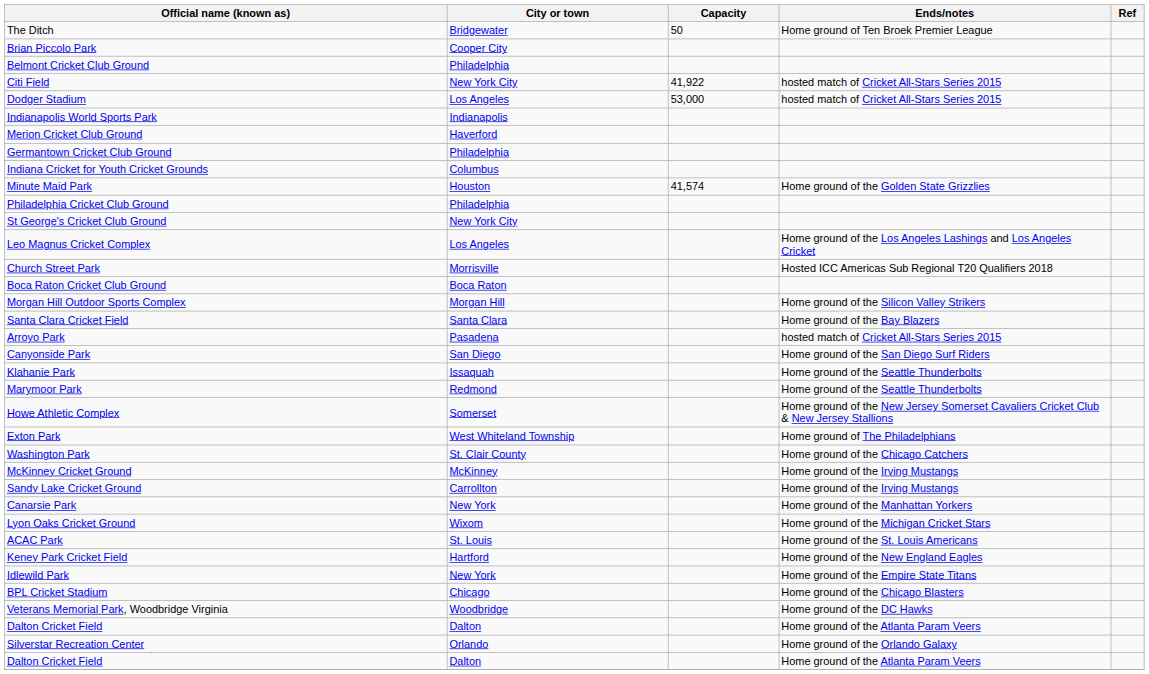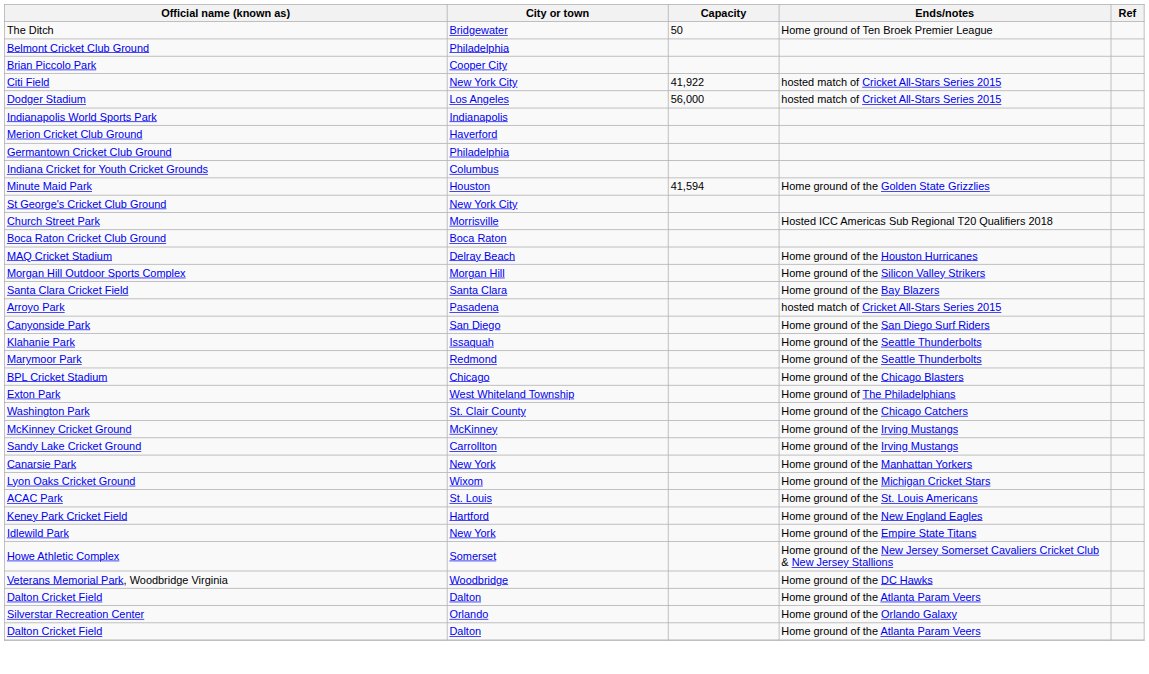rows swapped: (78, 65) <-> (52, 48)
(687, 100) 53,000 -> (687, 100) 56,000
(687, 186) 41,574 -> (687, 186) 41,594
- row: (88, 204)
- row: (79, 245)
+ row: (59, 256)
rows swapped: (57, 592) <-> (63, 413)
